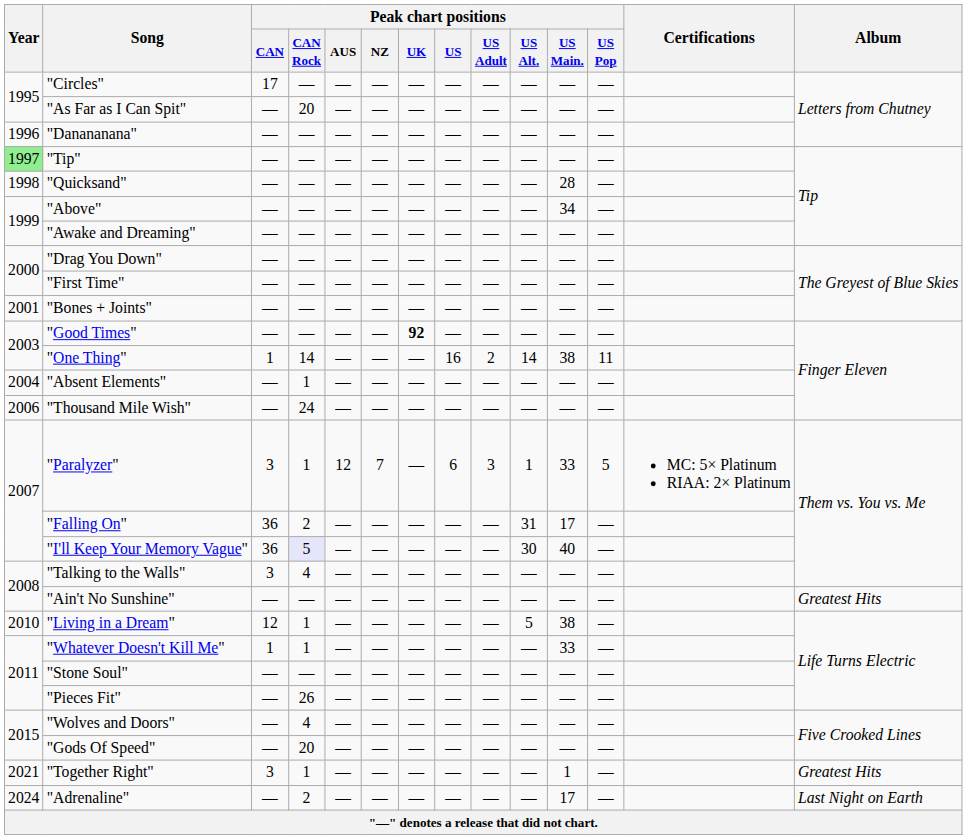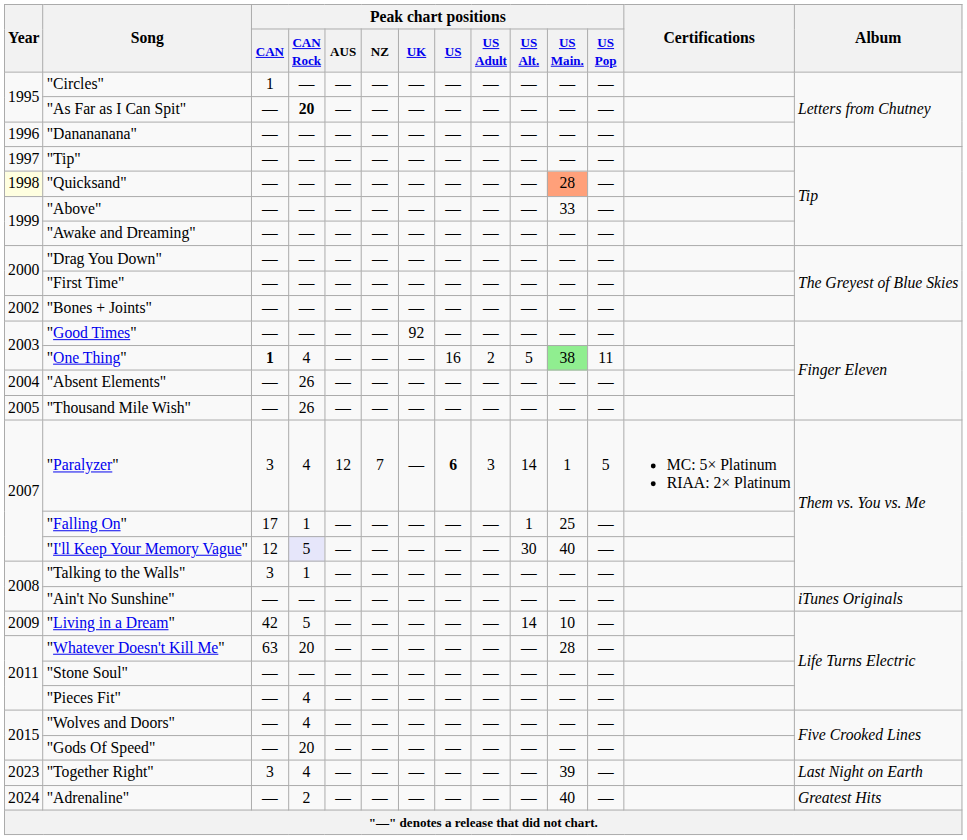(270, 84) 17 -> (270, 84) 1
(307, 109) normal -> (307, 109) bold
(24, 158) lightgreen background -> (24, 158) no background
(24, 183) no background -> (24, 183) lightyellow background
(567, 183) no background -> (567, 183) lightsalmon background
(567, 208) 34 -> (567, 208) 33
(24, 308) 2001 -> (24, 308) 2002
(416, 332) bold -> (416, 332) normal
(270, 357) normal -> (270, 357) bold
(307, 357) 14 -> (307, 357) 4
(529, 357) 14 -> (529, 357) 5
(567, 357) no background -> (567, 357) lightgreen background
(307, 382) 1 -> (307, 382) 26
(24, 407) 2006 -> (24, 407) 2005
(307, 407) 24 -> (307, 407) 26
(307, 465) 1 -> (307, 465) 4
(453, 465) normal -> (453, 465) bold
(529, 465) 1 -> (529, 465) 14
(567, 465) 33 -> (567, 465) 1
(270, 523) 36 -> (270, 523) 17
(307, 523) 2 -> (307, 523) 1
(529, 523) 31 -> (529, 523) 1
(567, 523) 17 -> (567, 523) 25
(270, 548) 36 -> (270, 548) 12
(307, 573) 4 -> (307, 573) 1
(840, 598) Greatest Hits -> (850, 598) iTunes Originals
(24, 623) 2010 -> (24, 623) 2009
(270, 623) 12 -> (270, 623) 42
(307, 623) 1 -> (307, 623) 5
(529, 623) 5 -> (529, 623) 14
(567, 623) 38 -> (567, 623) 10
(270, 648) 1 -> (270, 648) 63
(307, 648) 1 -> (307, 648) 20
(567, 648) 33 -> (567, 648) 28
(307, 698) 26 -> (307, 698) 4
(24, 772) 2021 -> (24, 772) 2023
(307, 772) 1 -> (307, 772) 4
(567, 772) 1 -> (567, 772) 39
(840, 772) Greatest Hits -> (860, 772) Last Night on Earth
(567, 797) 17 -> (567, 797) 40
(860, 797) Last Night on Earth -> (840, 797) Greatest Hits
